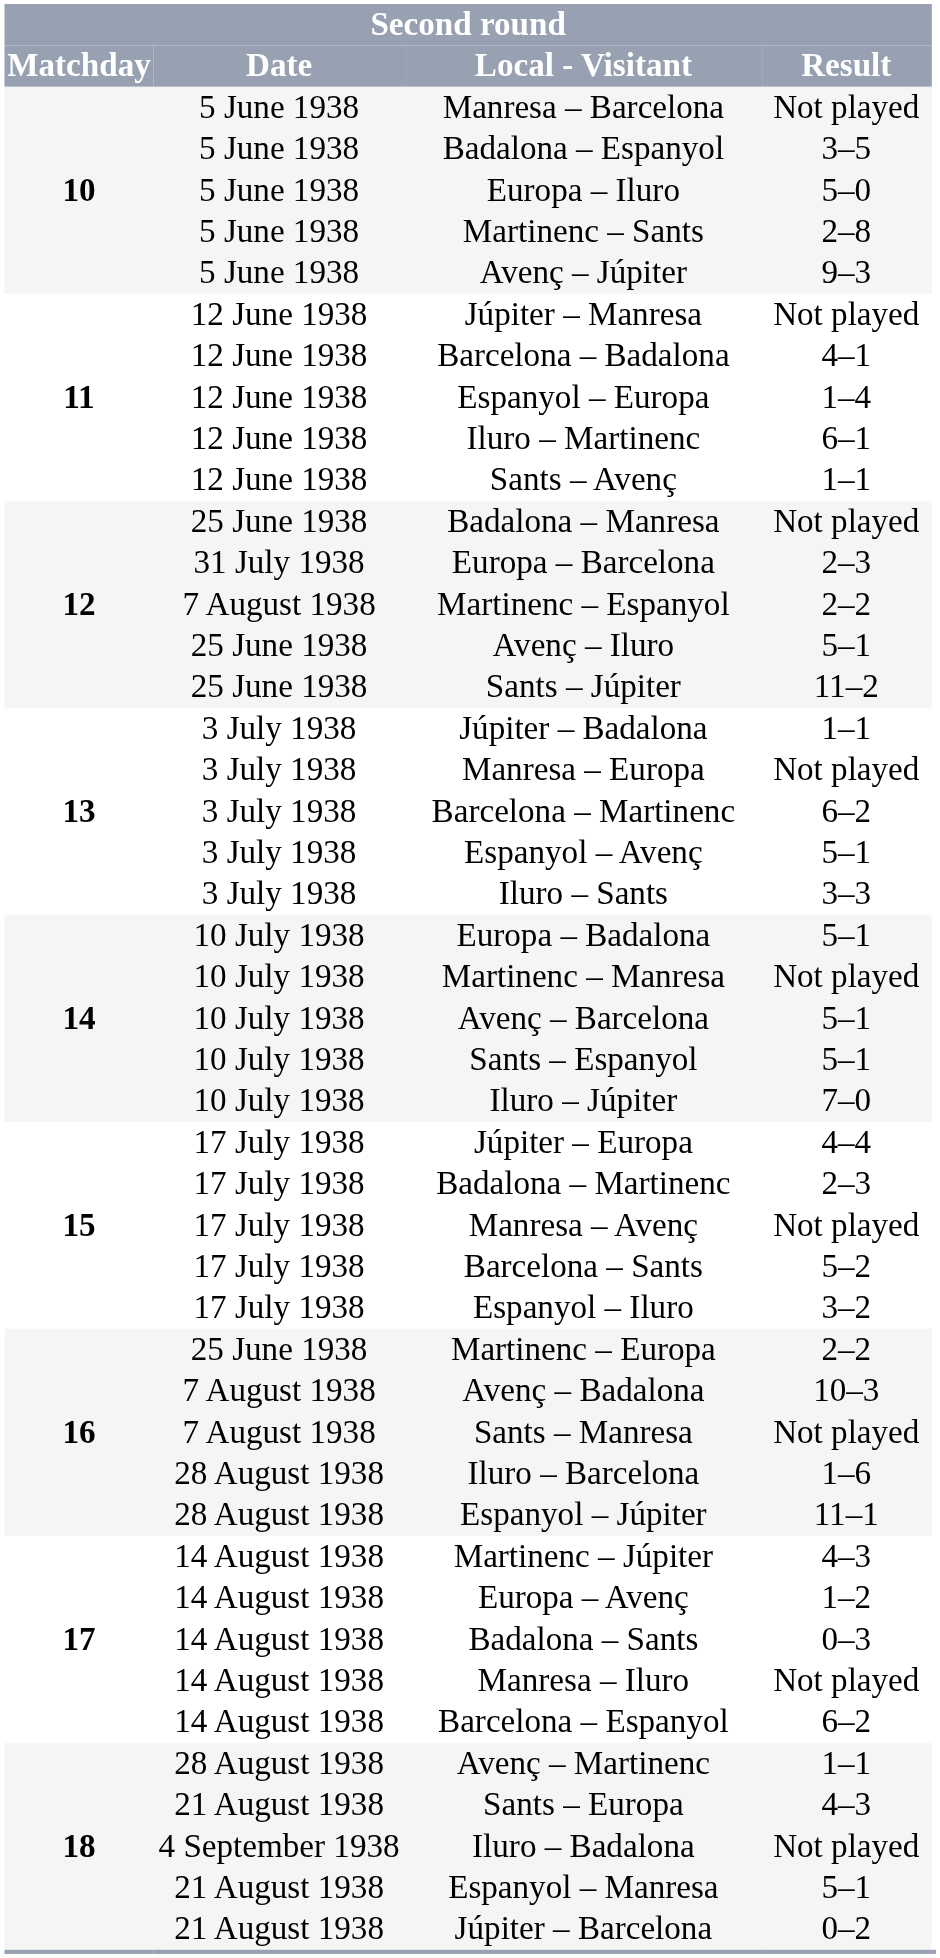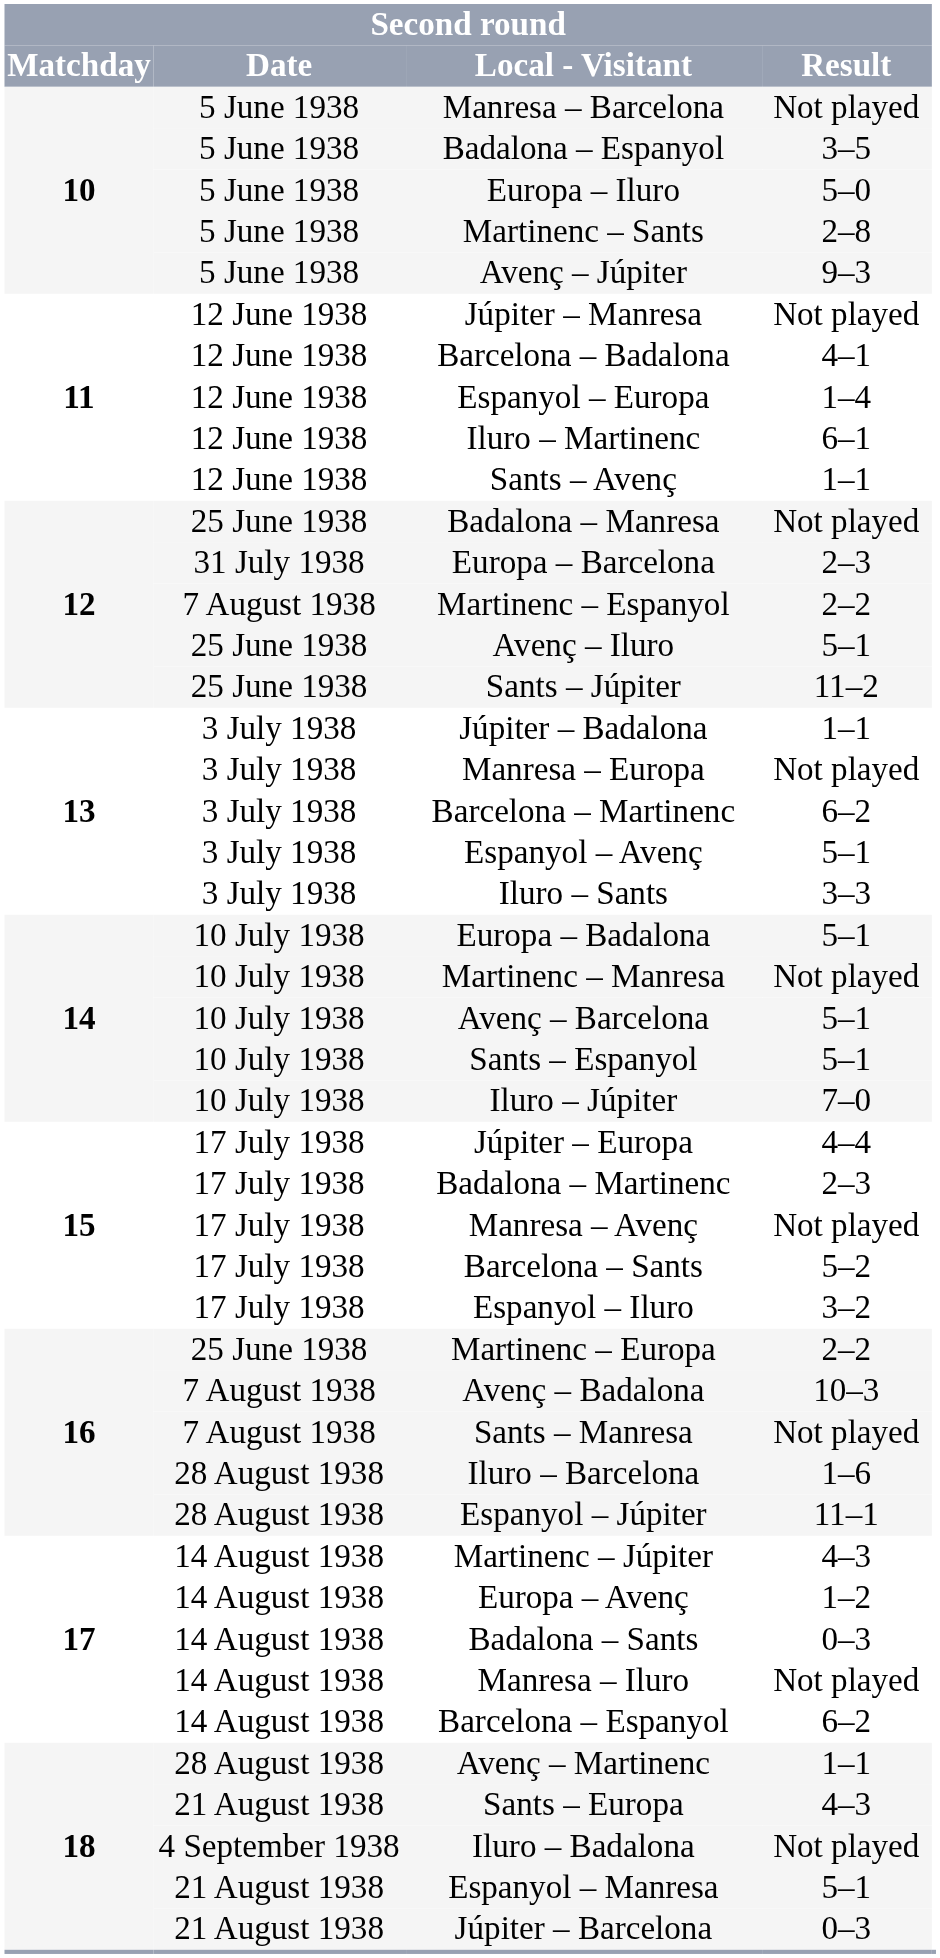(846, 1928) 0–2 -> (846, 1928) 0–3
